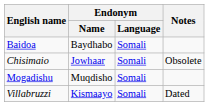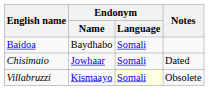(183, 61) Obsolete -> (177, 61) Dated
- row: (30, 77)
(132, 93) no background -> (132, 77) lightyellow background
(177, 93) Dated -> (183, 77) Obsolete
